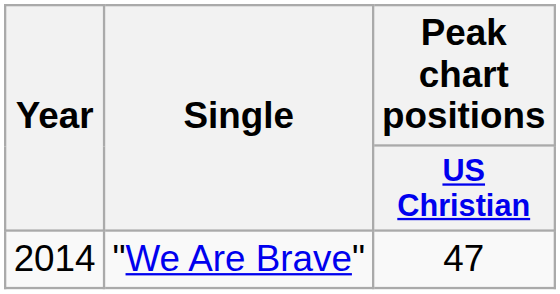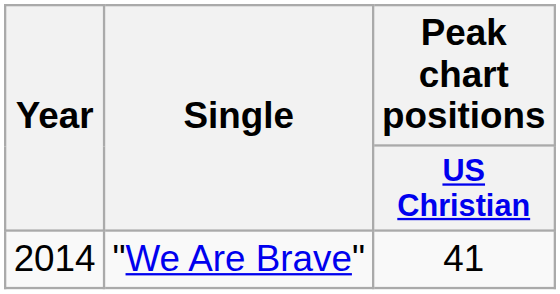(464, 258) 47 -> (464, 258) 41
